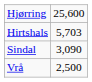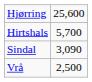(69, 31) 5,703 -> (69, 31) 5,700
